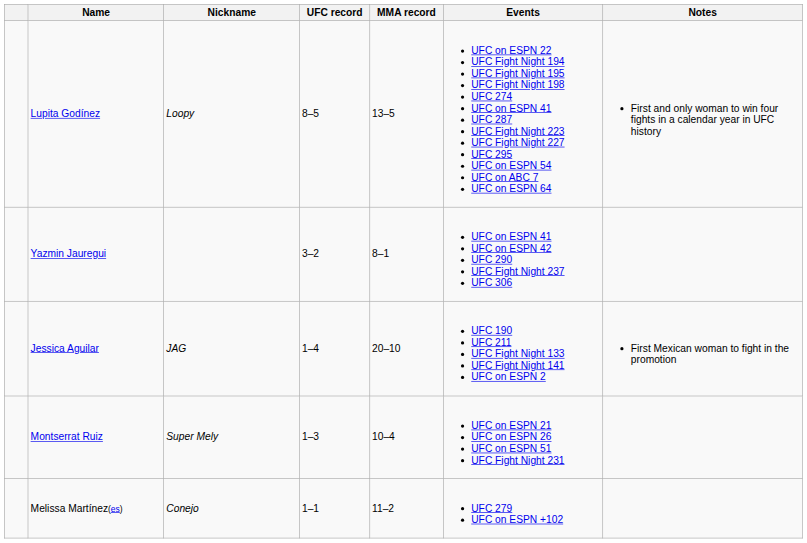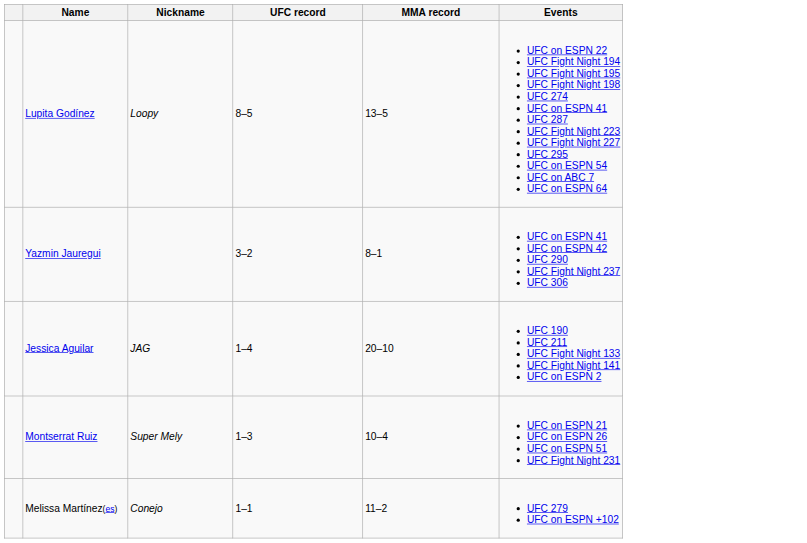- column: (703, 12)
